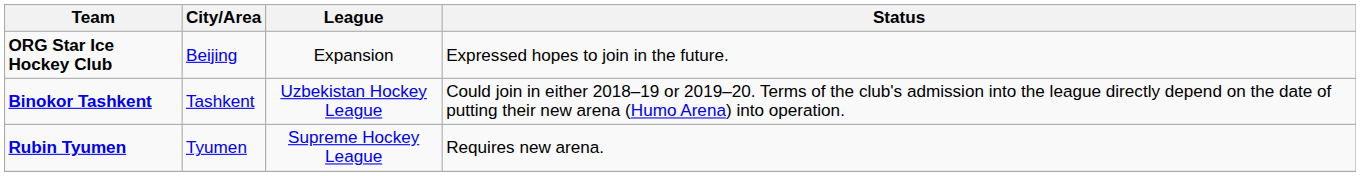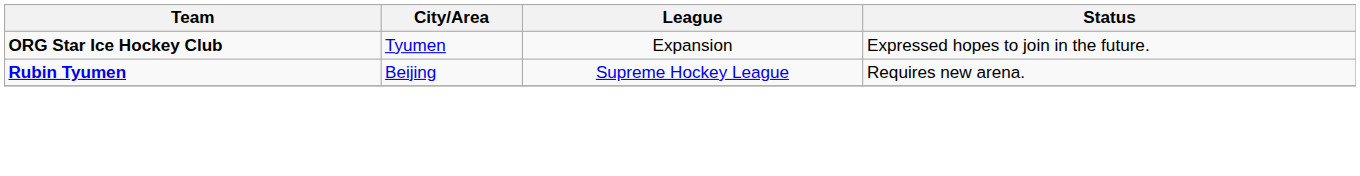(212, 54) Beijing -> (415, 45) Tyumen
- row: (80, 101)
(216, 147) Tyumen -> (411, 72) Beijing
